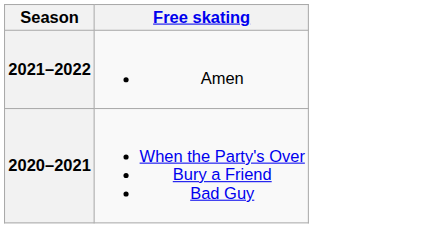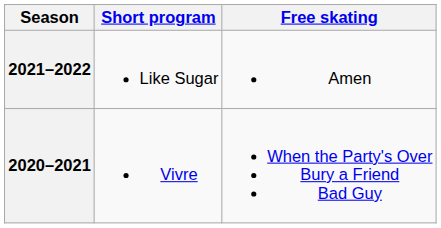+ column: (158, 17)
